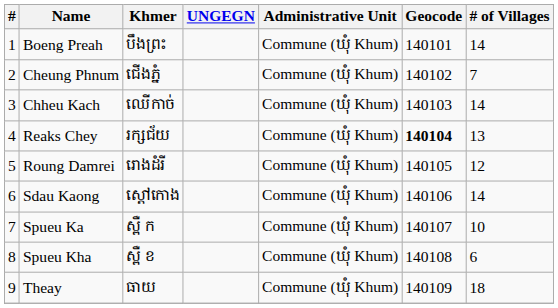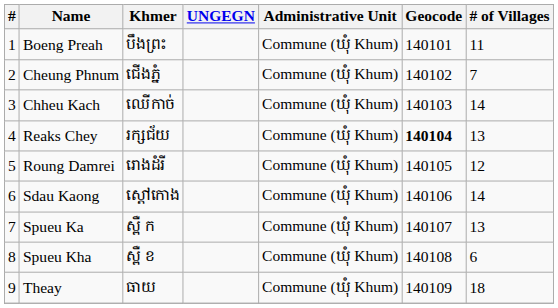(477, 44) 14 -> (477, 44) 11
(477, 226) 10 -> (477, 226) 13
